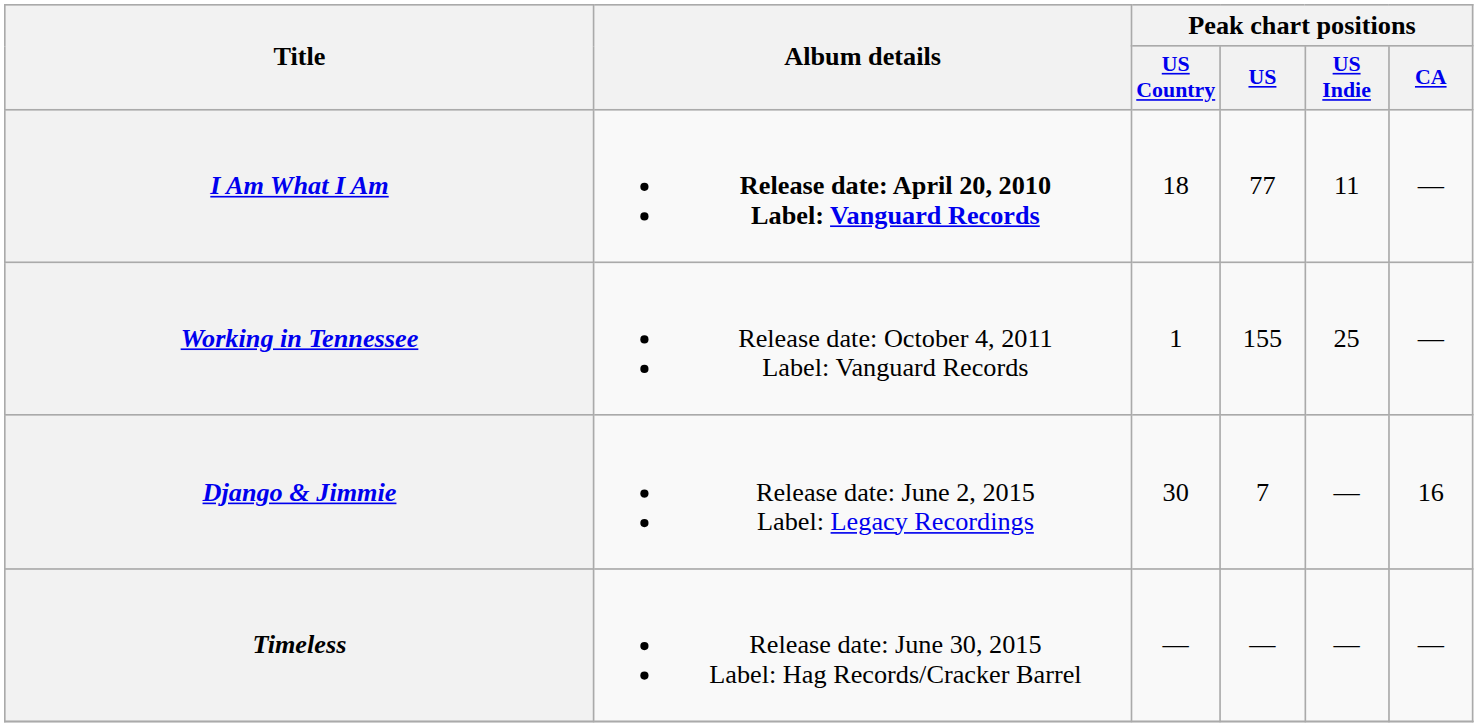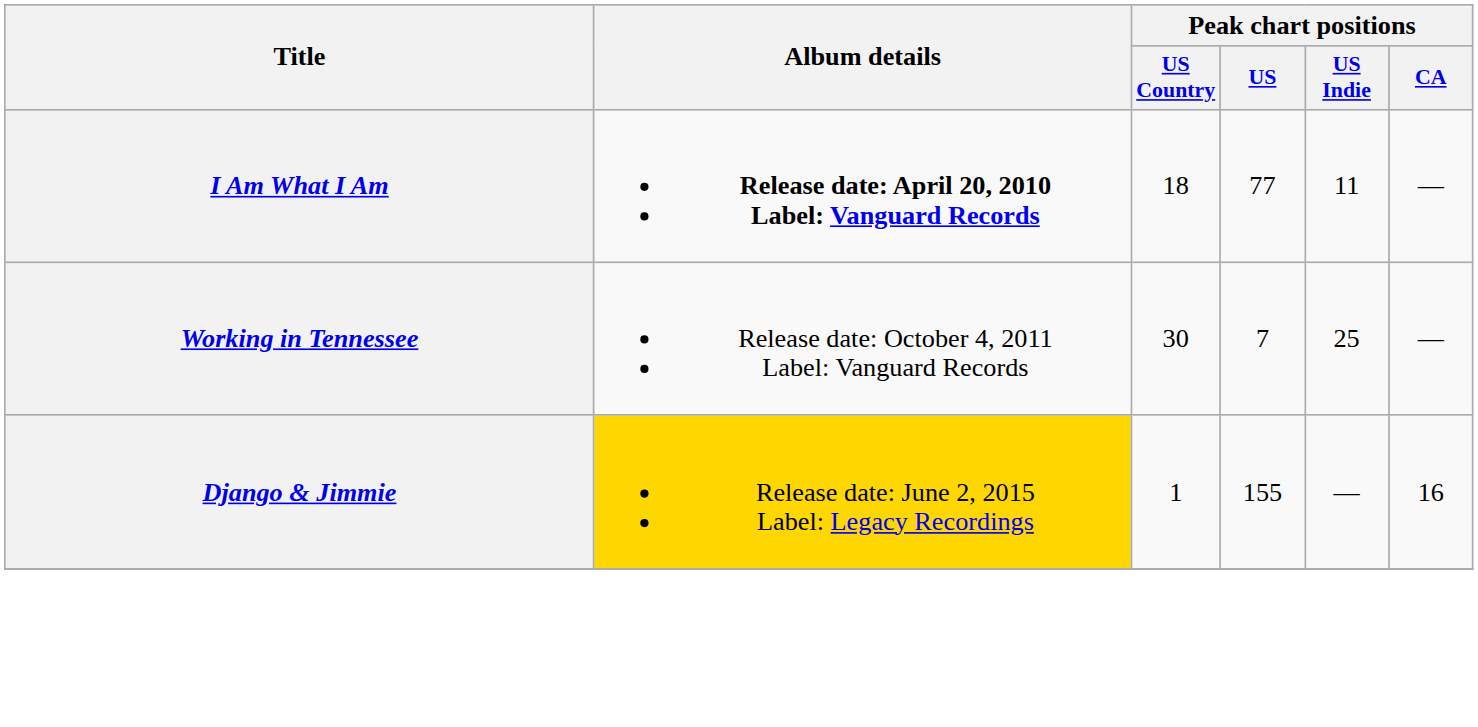(1176, 338) 1 -> (1176, 338) 30
(1262, 338) 155 -> (1262, 338) 7
(863, 507) no background -> (863, 507) gold background
(1176, 491) 30 -> (1176, 491) 1
(1262, 491) 7 -> (1262, 491) 155
- row: (299, 644)
